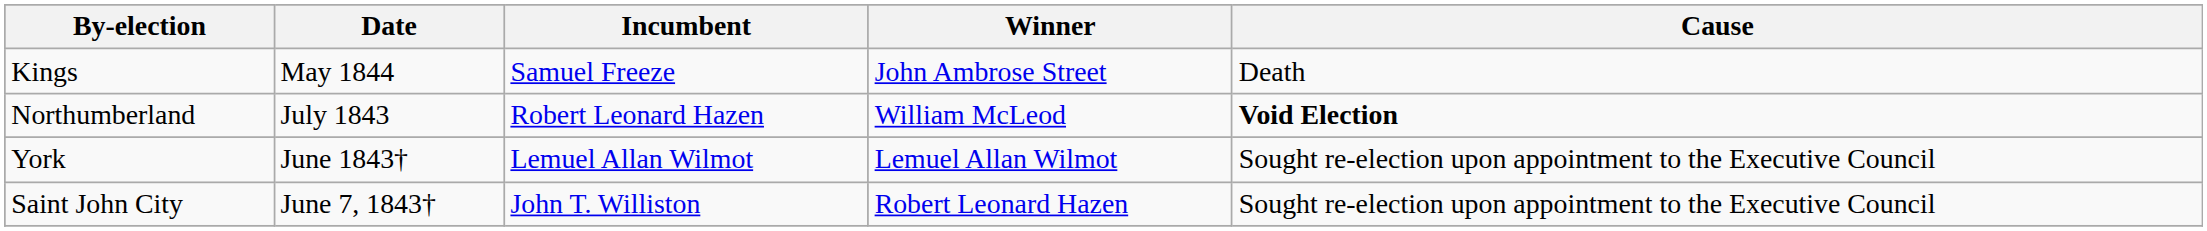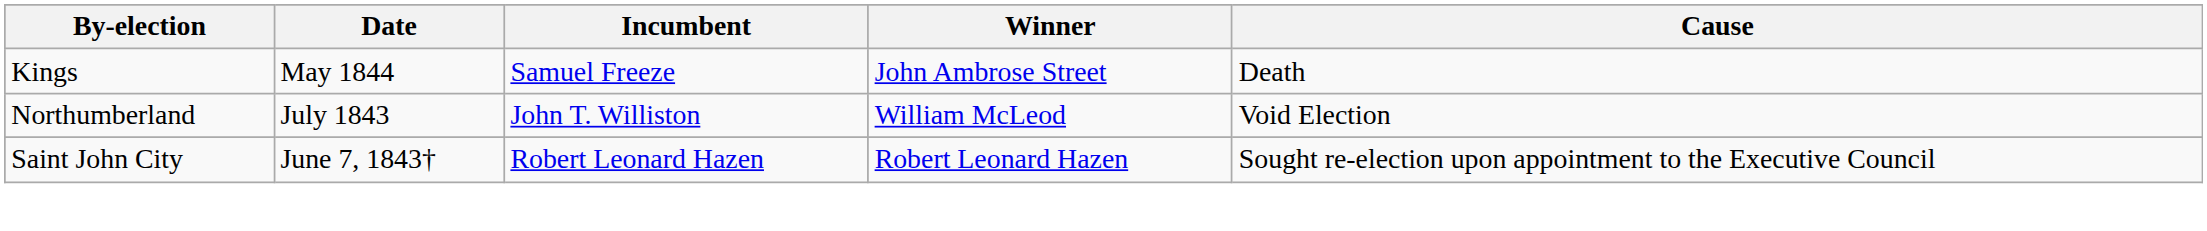(637, 114) Robert Leonard Hazen -> (605, 114) John T. Williston
(1318, 114) bold -> (1315, 114) normal
- row: (39, 159)
(605, 203) John T. Williston -> (637, 159) Robert Leonard Hazen
